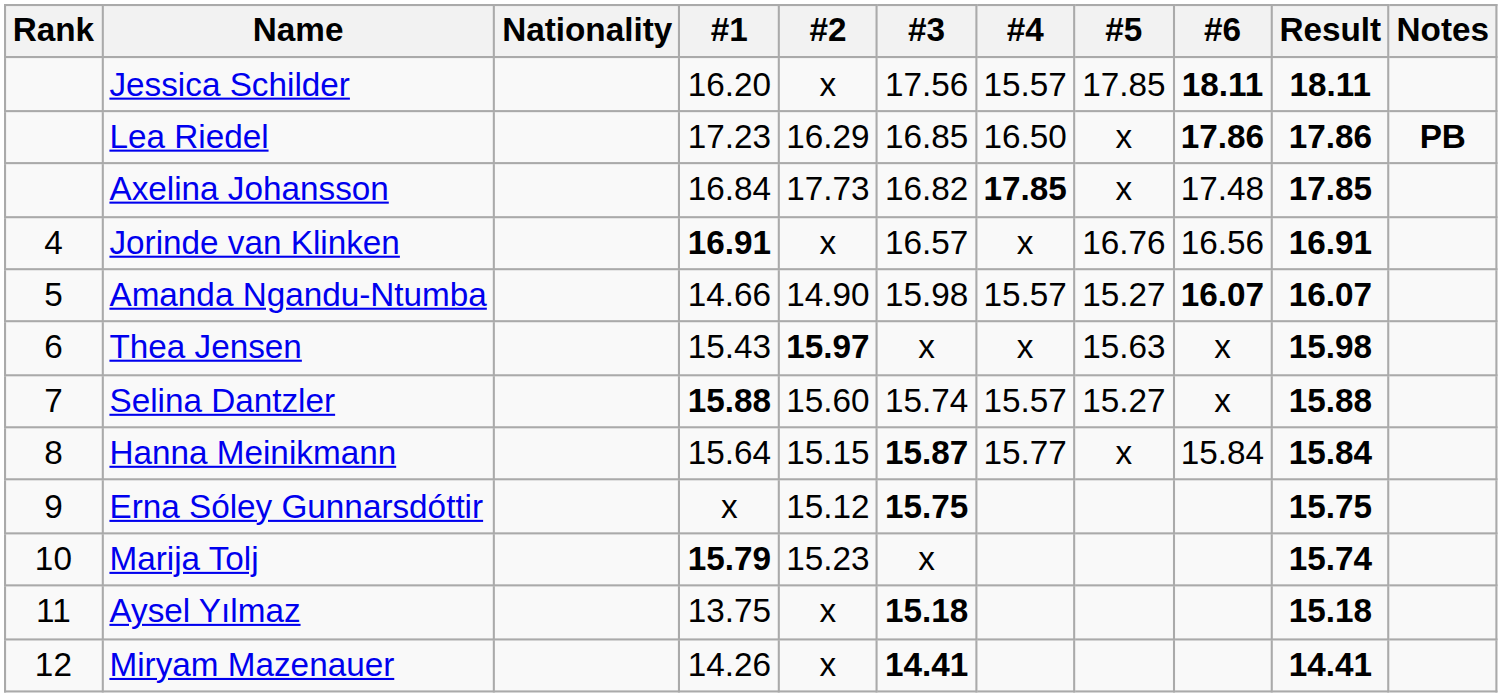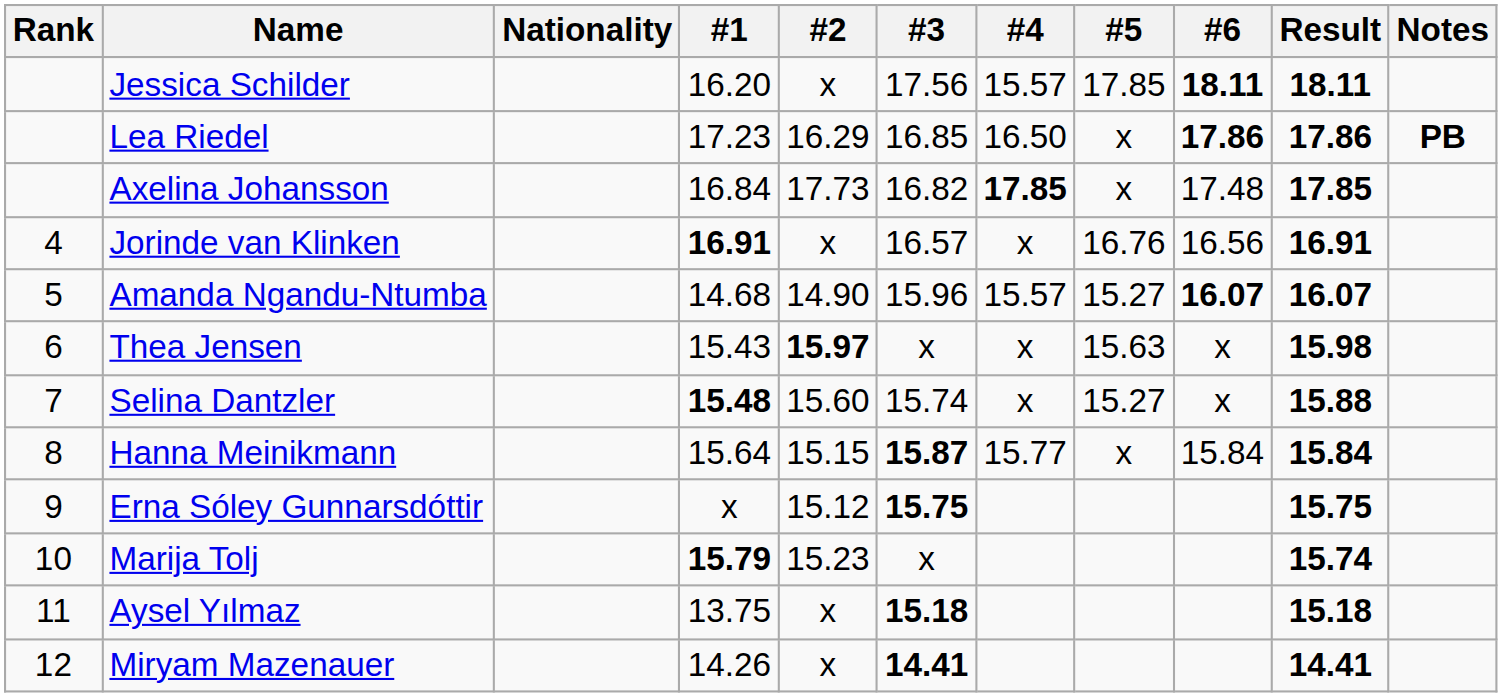(729, 294) 14.66 -> (729, 294) 14.68
(927, 294) 15.98 -> (927, 294) 15.96
(729, 400) 15.88 -> (729, 400) 15.48
(1025, 400) 15.57 -> (1025, 400) x
